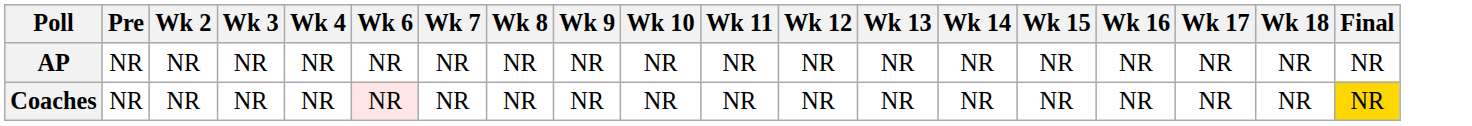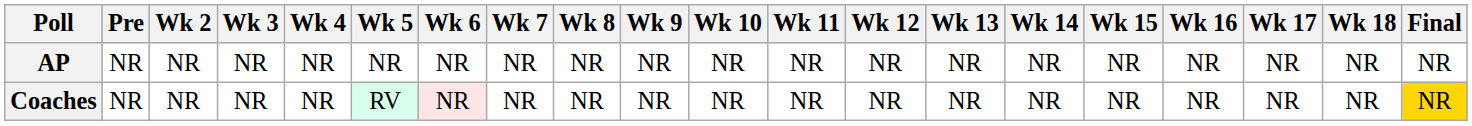+ column: (385, 23)
